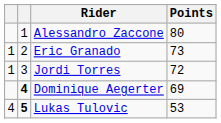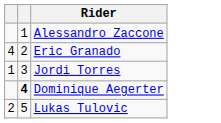- column: (191, 14)
(11, 52) 1 -> (11, 52) 4
(11, 109) 4 -> (11, 109) 2
(24, 109) bold -> (24, 109) normal
